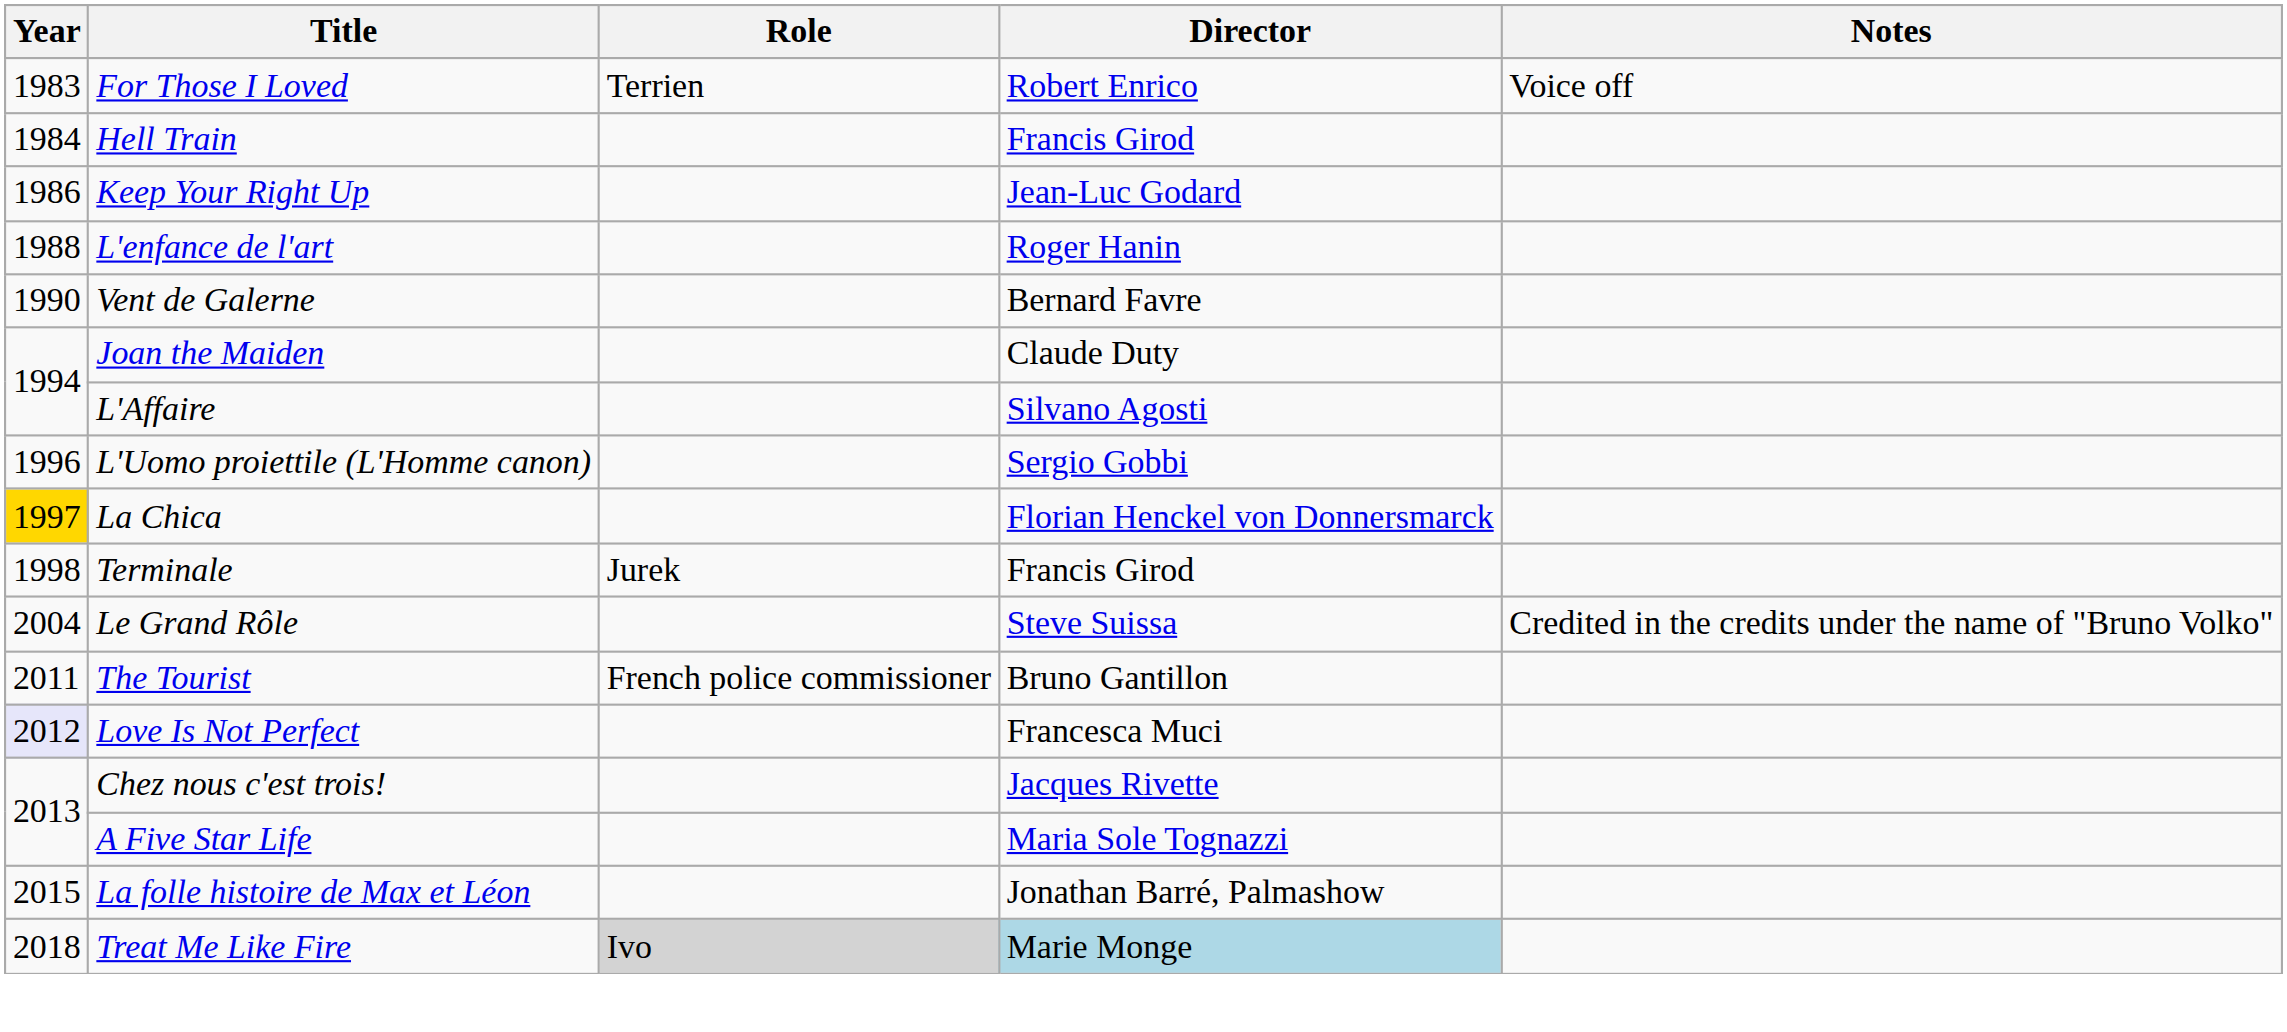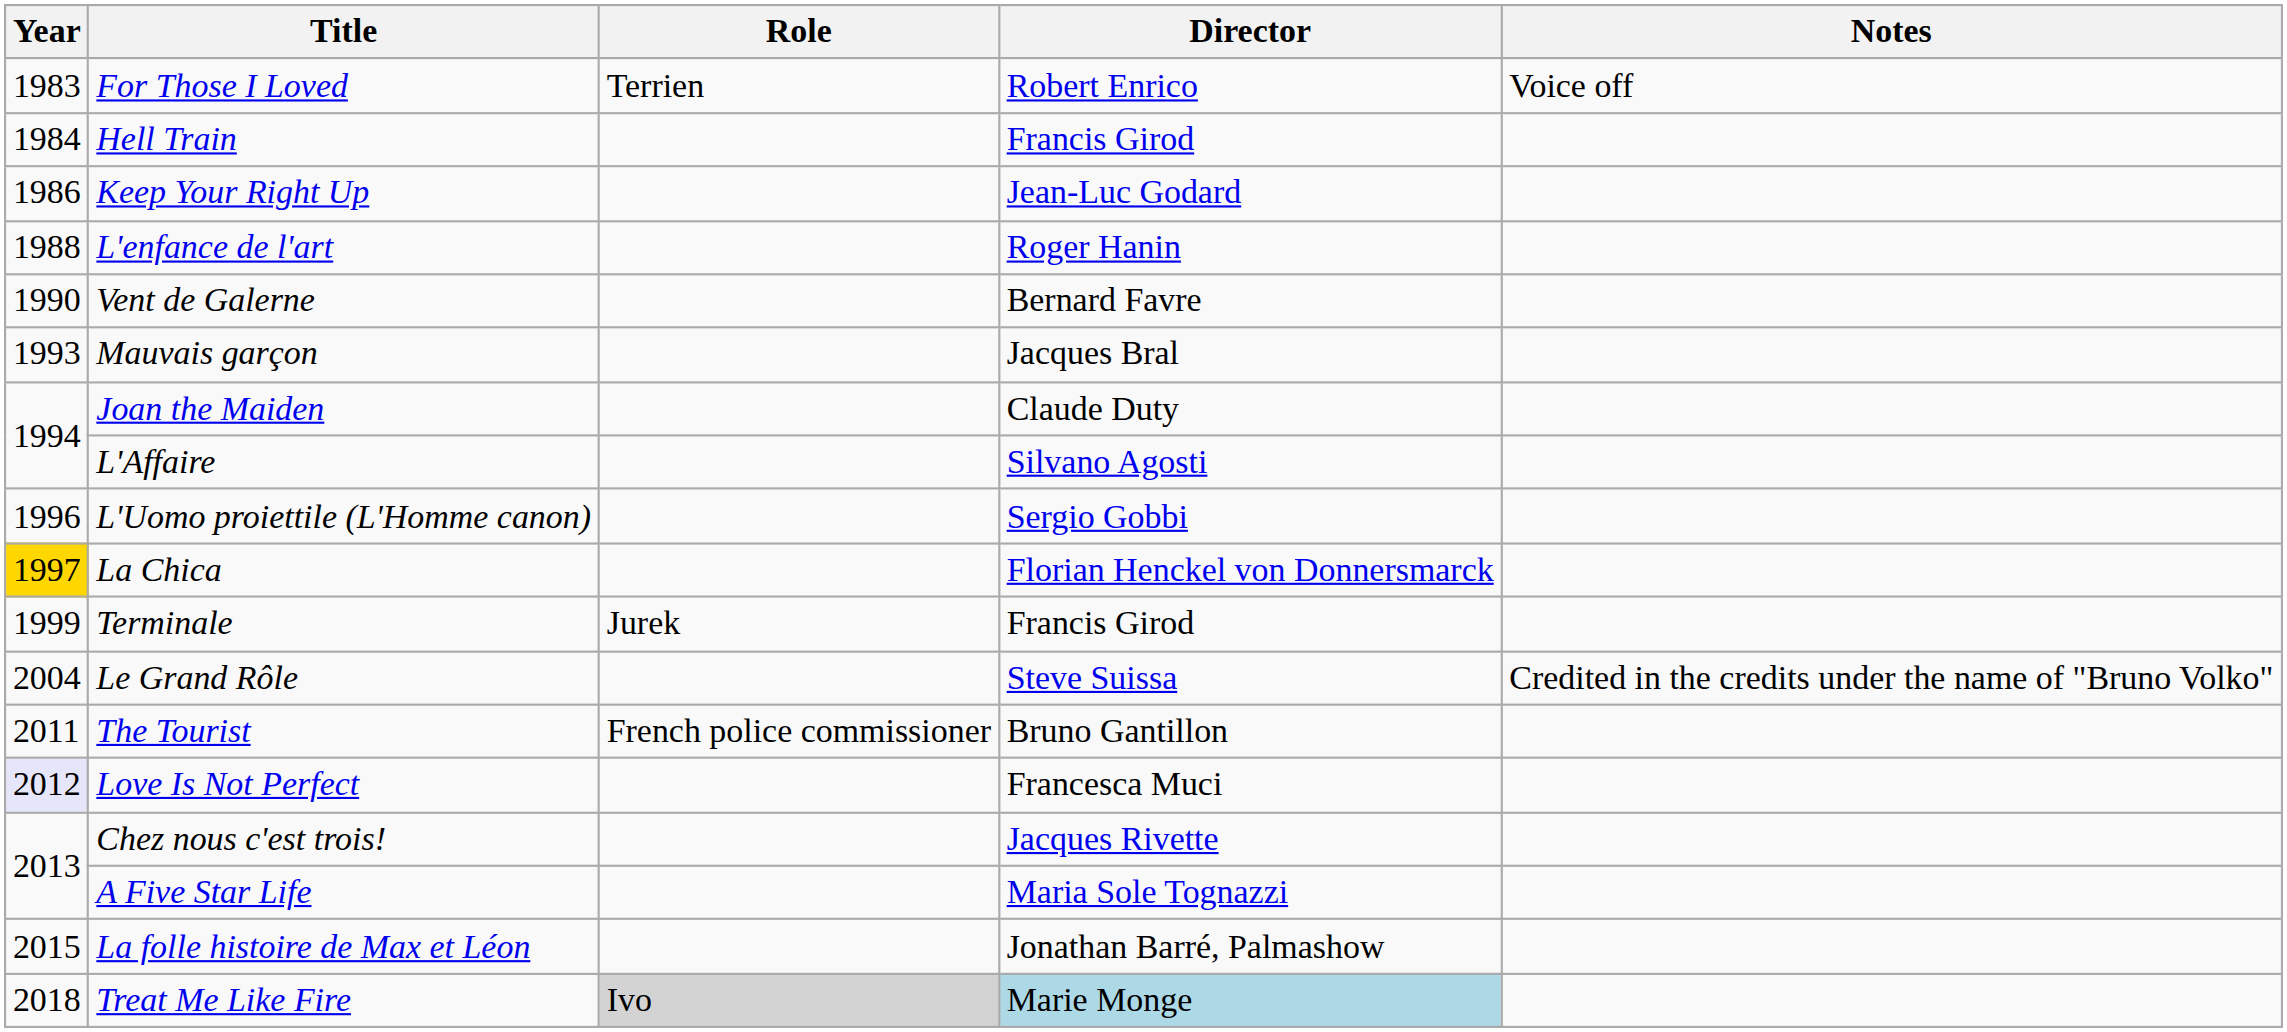+ row: (207, 354)
(47, 569) 1998 -> (47, 623) 1999
